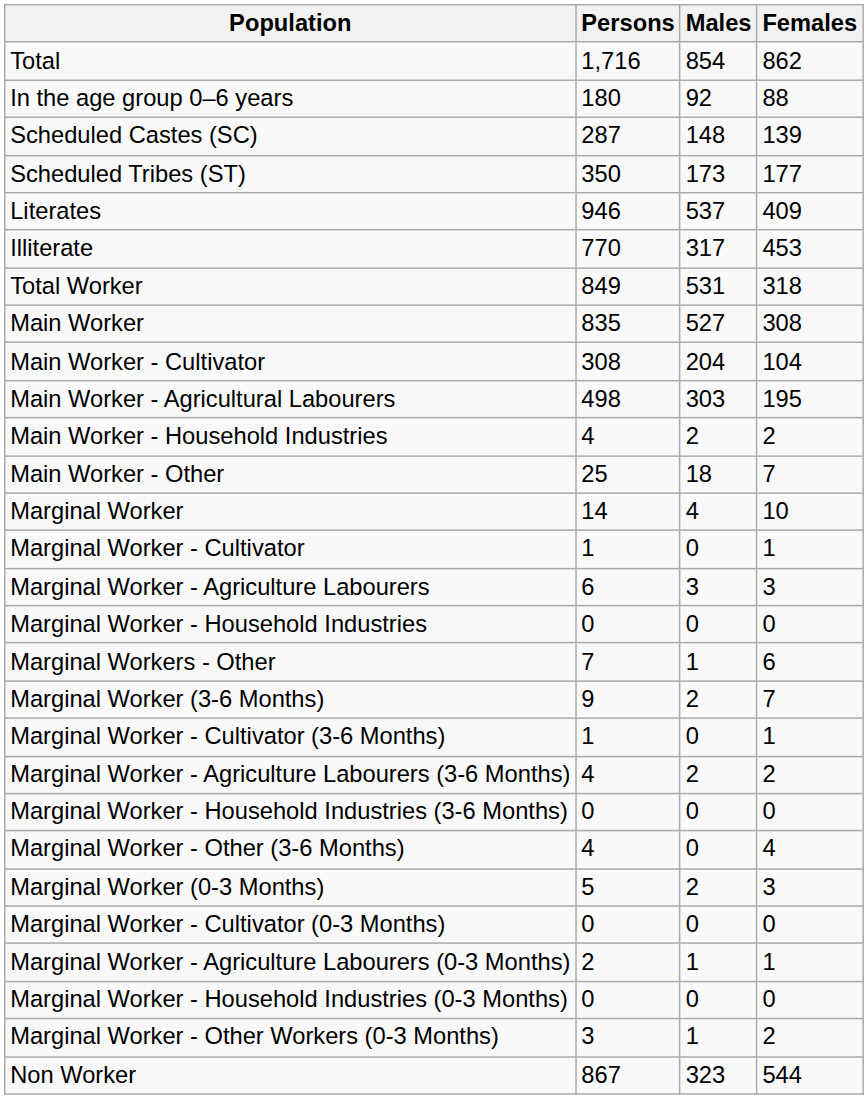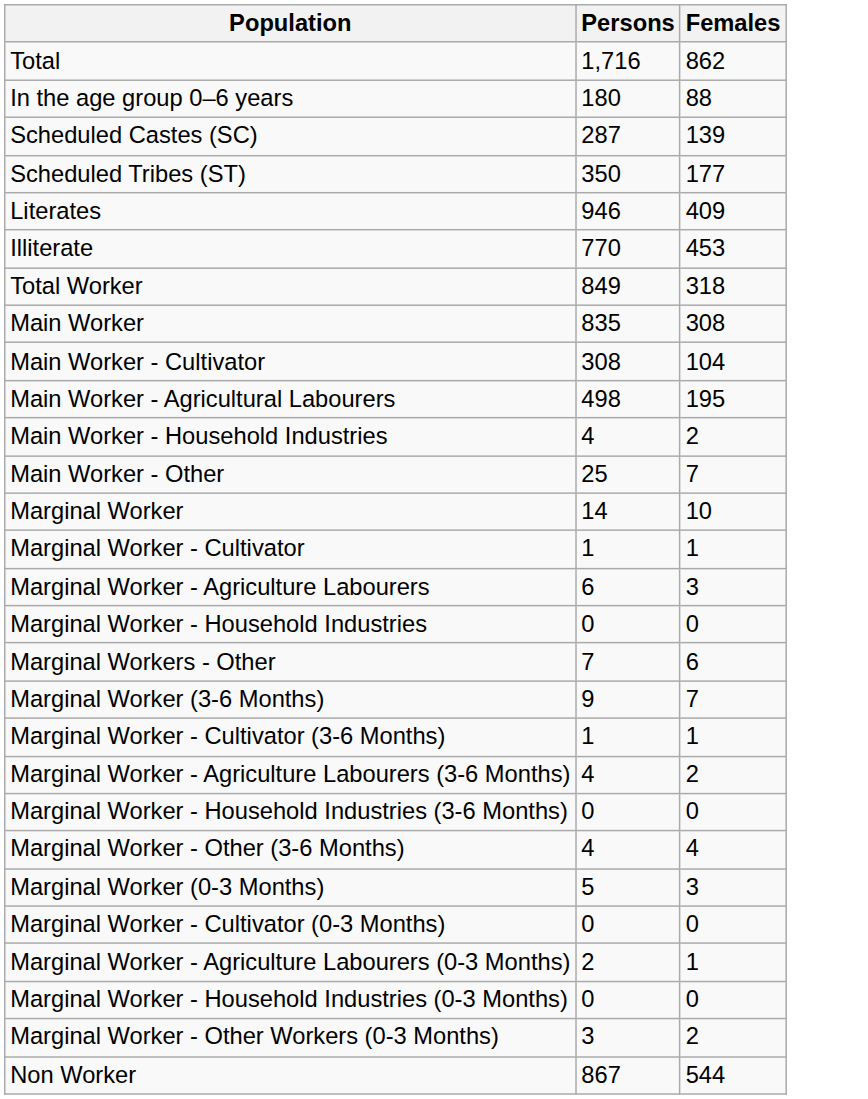- column: (719, 23)
